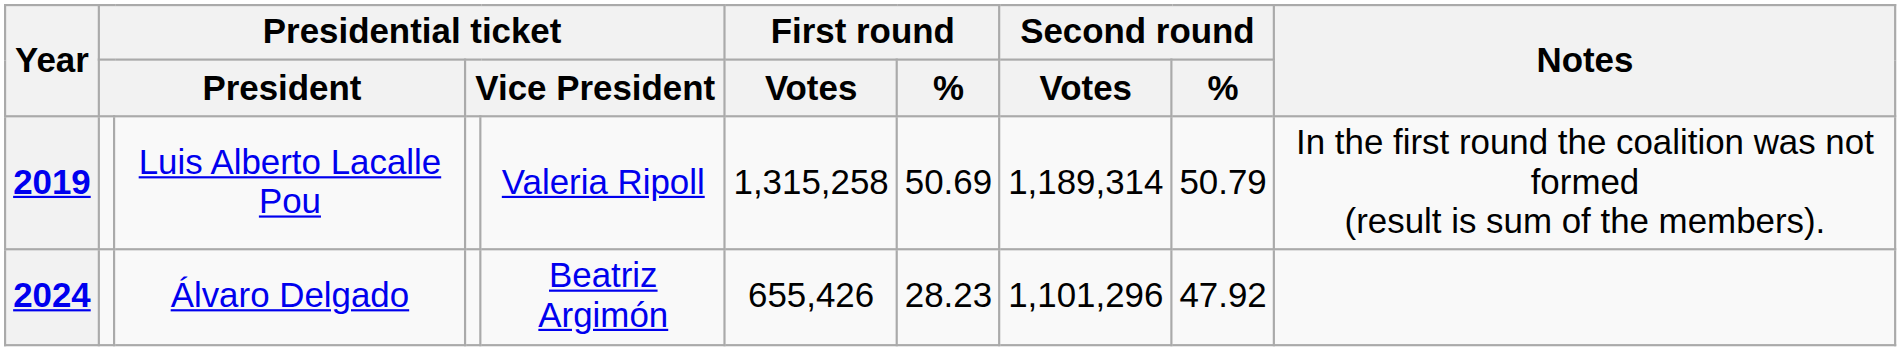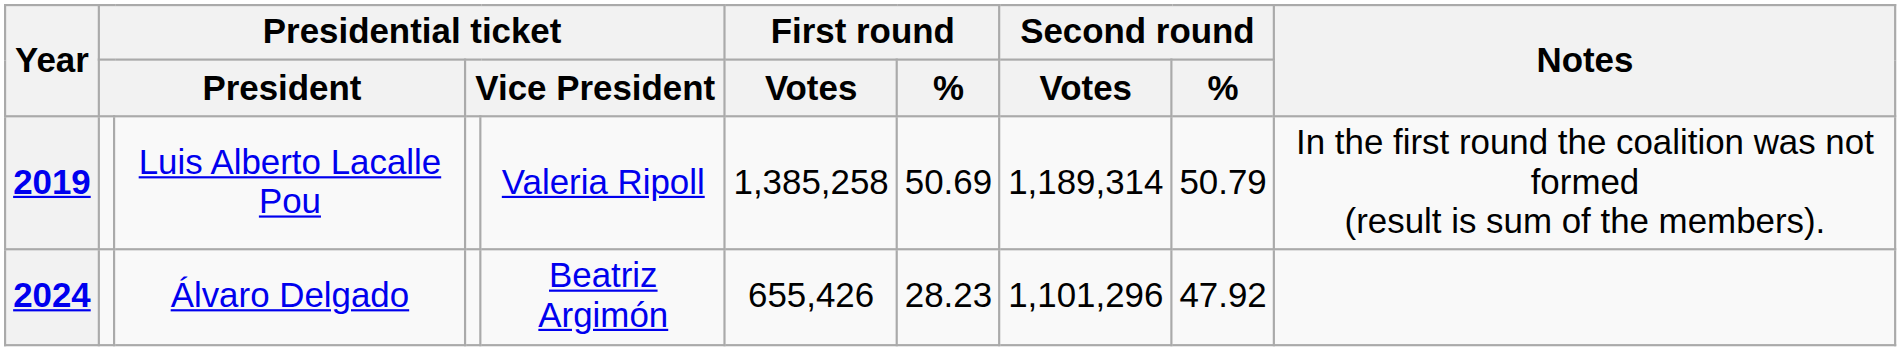(811, 182) 1,315,258 -> (811, 182) 1,385,258
